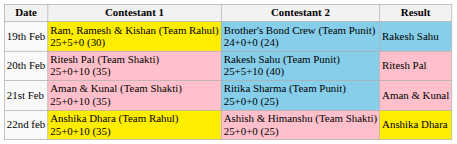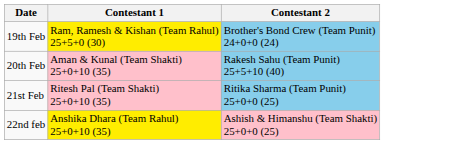- column: (416, 13)
(105, 65) Ritesh Pal (Team Shakti) 25+0+10 (35) -> (116, 65) Aman & Kunal (Team Shakti) 25+0+10 (35)
(116, 95) Aman & Kunal (Team Shakti) 25+0+10 (35) -> (105, 95) Ritesh Pal (Team Shakti) 25+0+10 (35)
